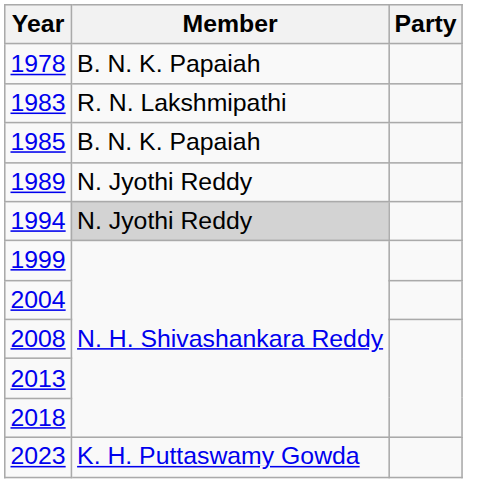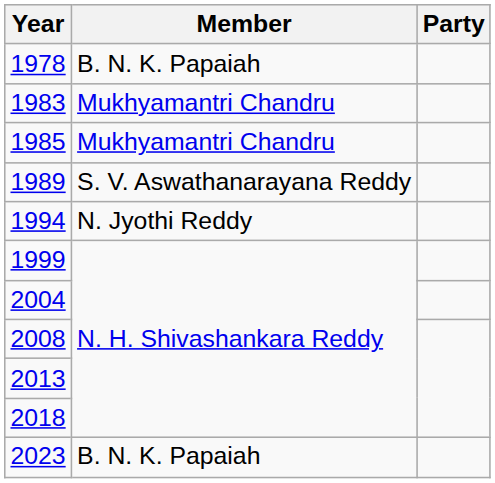(182, 102) R. N. Lakshmipathi -> (206, 102) Mukhyamantri Chandru
(169, 142) B. N. K. Papaiah -> (206, 142) Mukhyamantri Chandru
(165, 181) N. Jyothi Reddy -> (244, 181) S. V. Aswathanarayana Reddy
(165, 220) lightgrey background -> (165, 220) no background
(218, 456) K. H. Puttaswamy Gowda -> (169, 456) B. N. K. Papaiah
